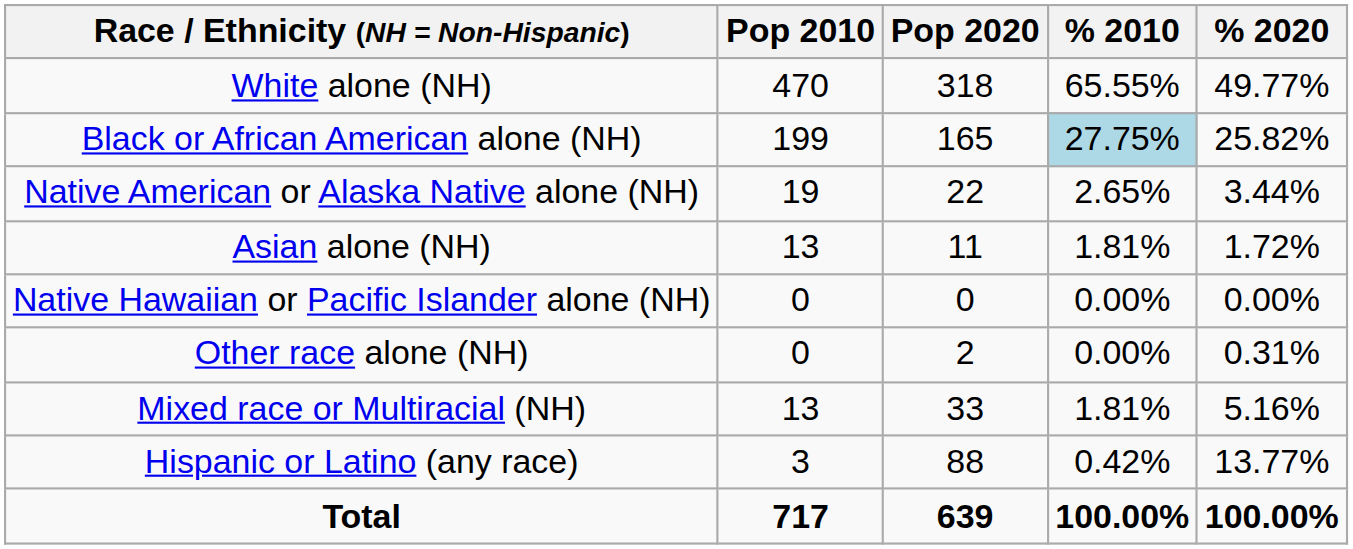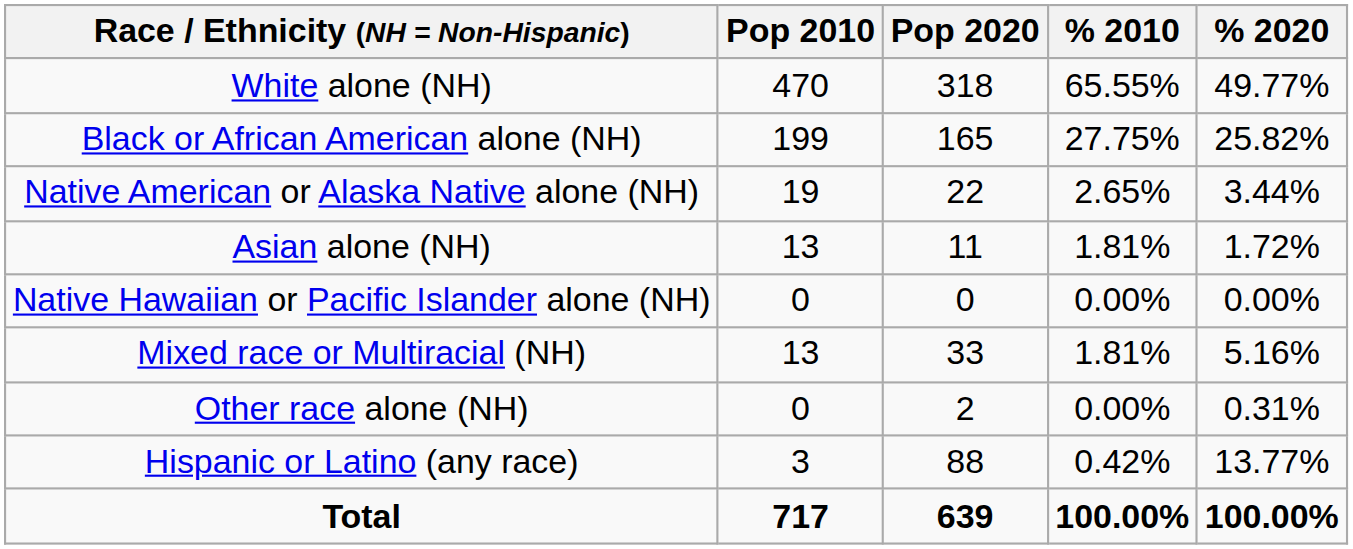(1122, 138) lightblue background -> (1122, 138) no background
rows swapped: (362, 354) <-> (362, 407)
